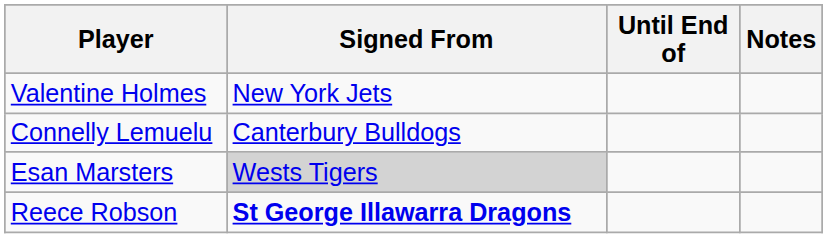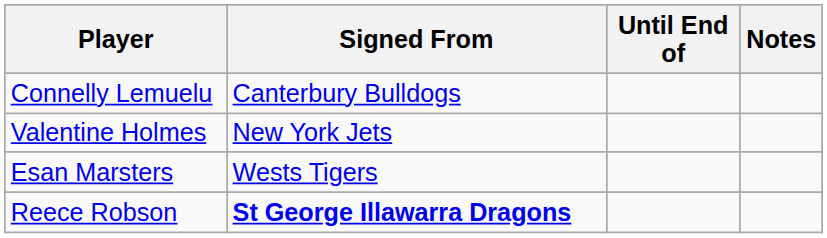rows swapped: (109, 93) <-> (112, 133)
(305, 173) lightgrey background -> (305, 173) no background
